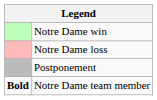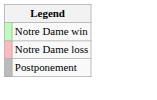- row: (92, 86)
